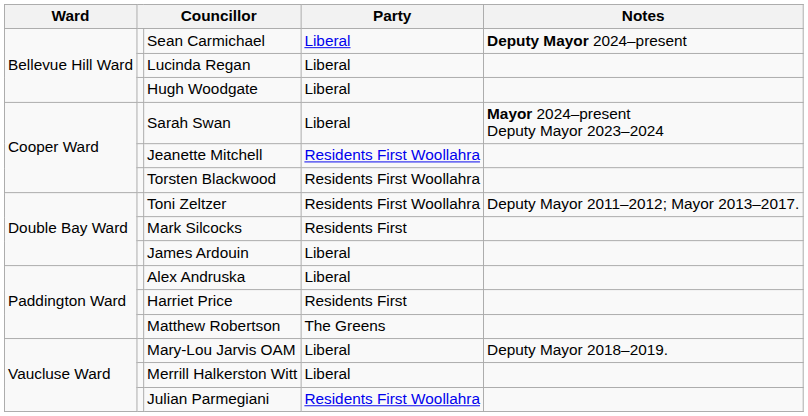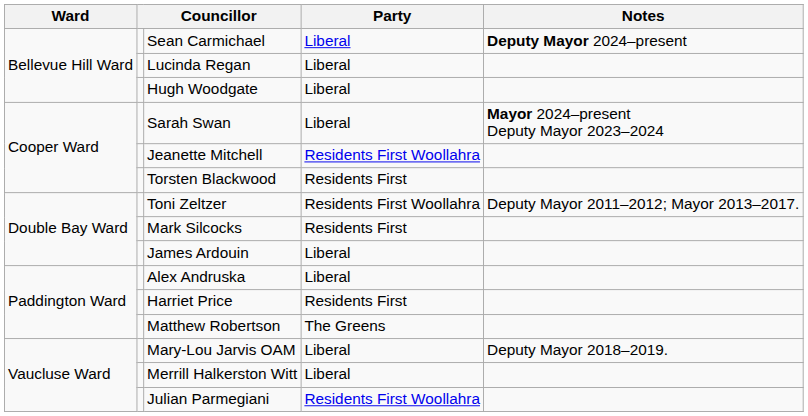(392, 180) Residents First Woollahra -> (356, 180) Residents First
